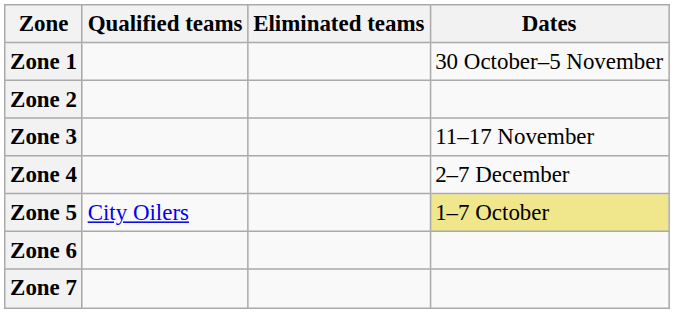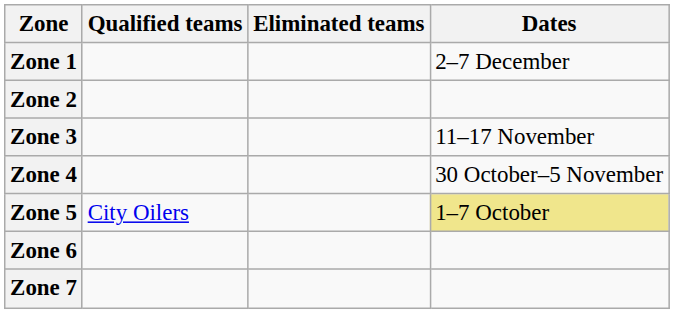(549, 61) 30 October–5 November -> (502, 61) 2–7 December
(502, 174) 2–7 December -> (549, 174) 30 October–5 November
